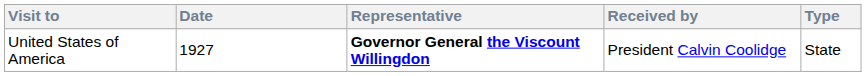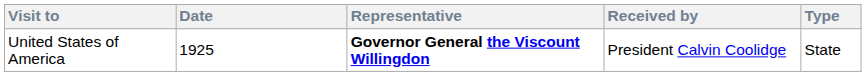(197, 50) 1927 -> (197, 50) 1925
